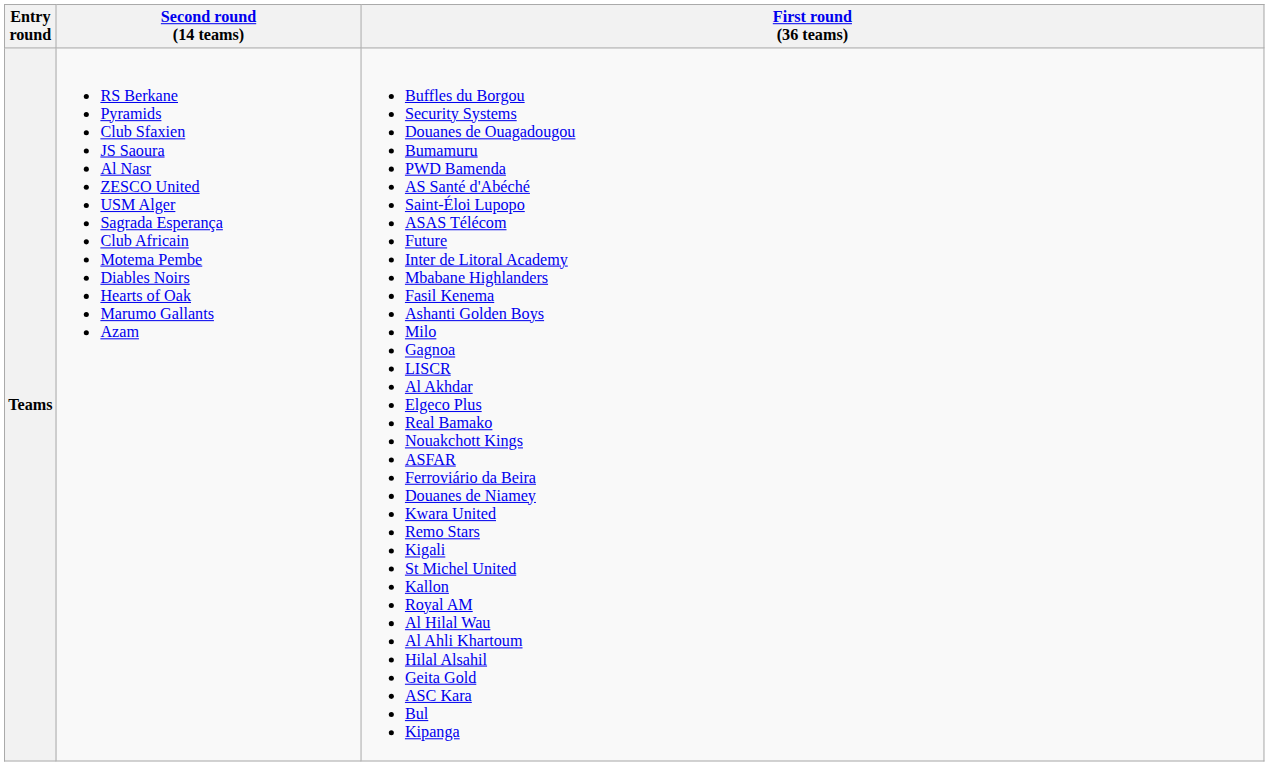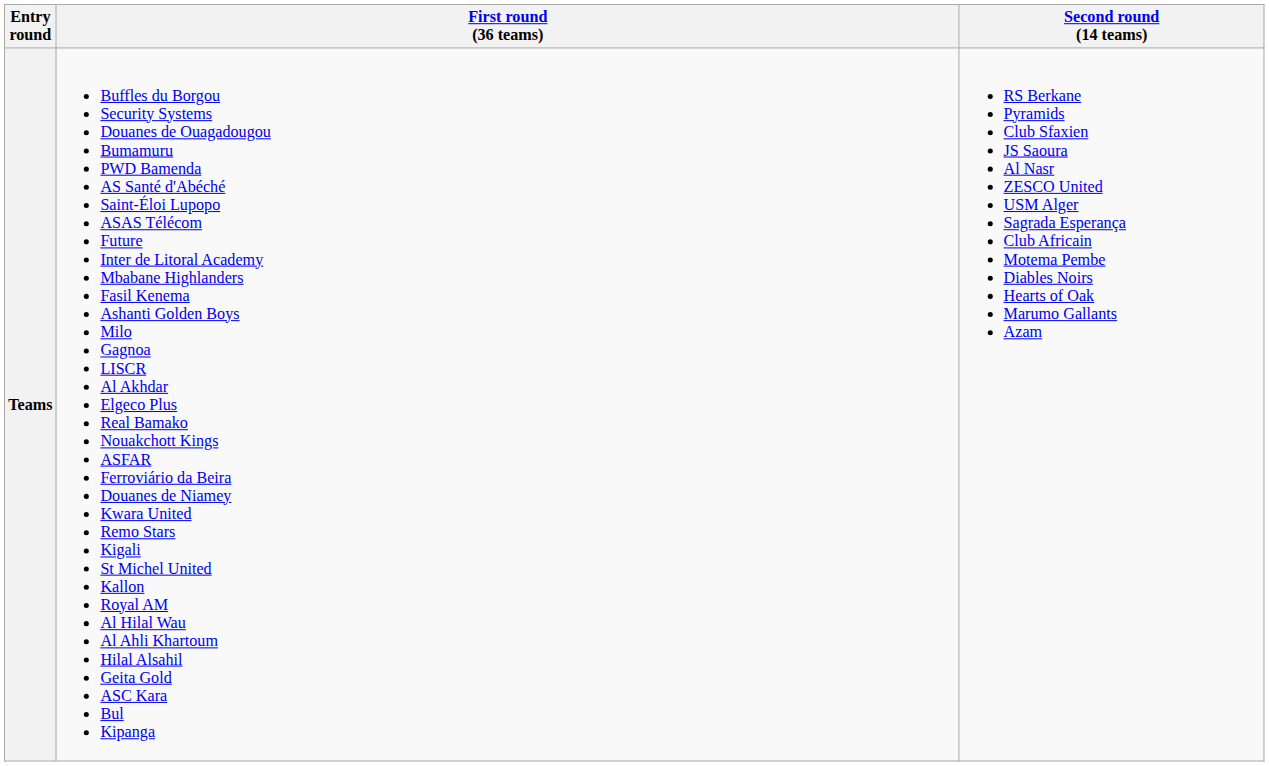columns swapped: (209, 26) <-> (812, 26)
